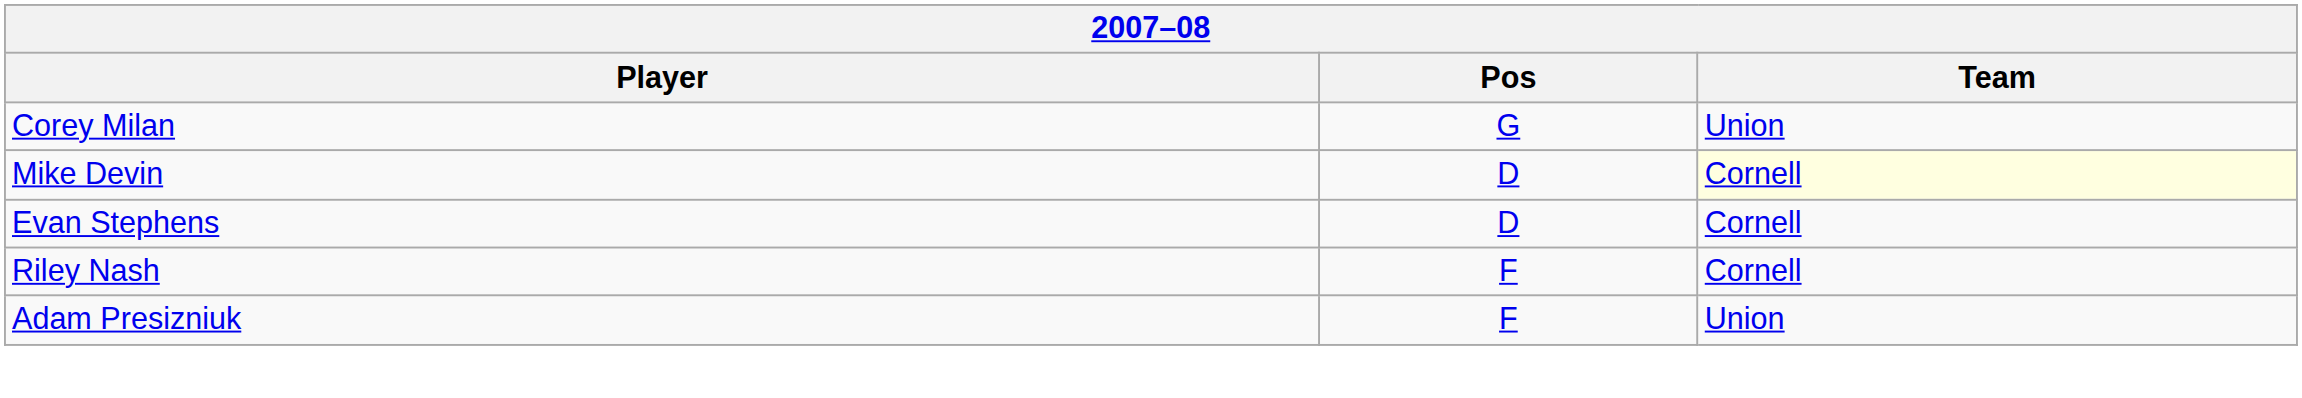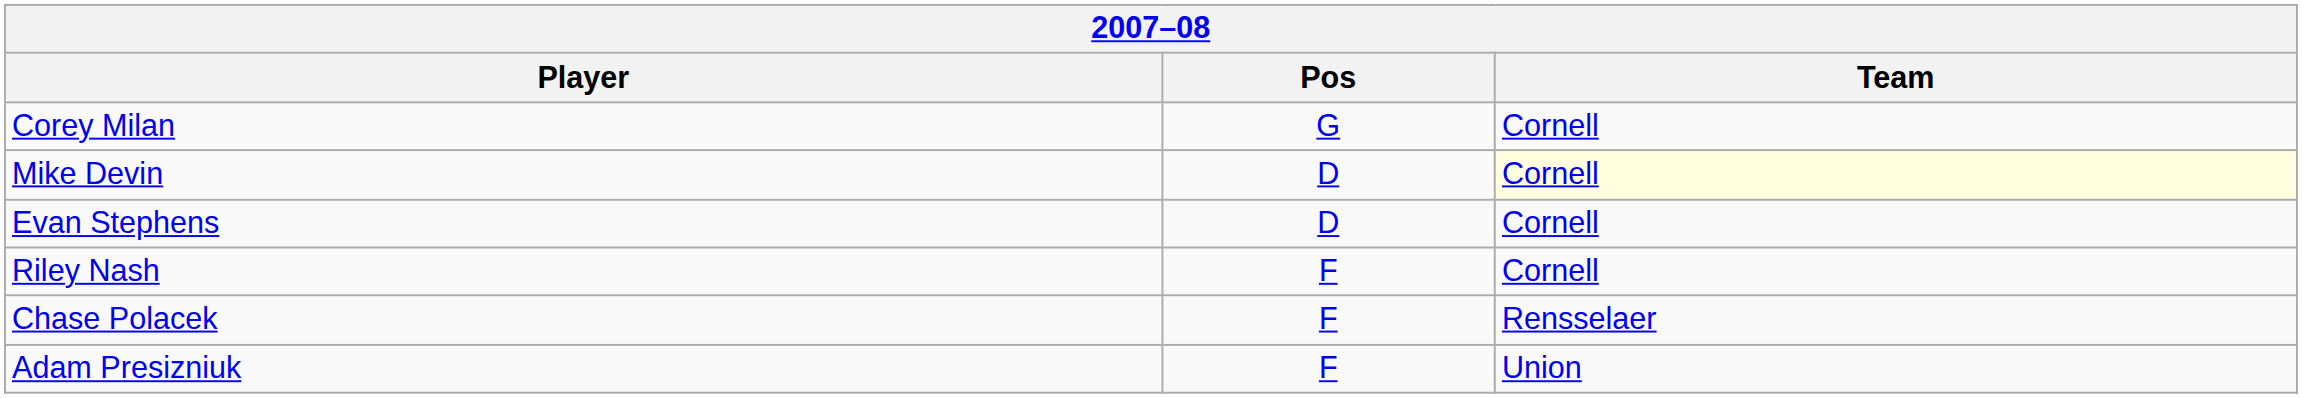(1745, 125) Union -> (1550, 125) Cornell
+ row: (115, 319)
